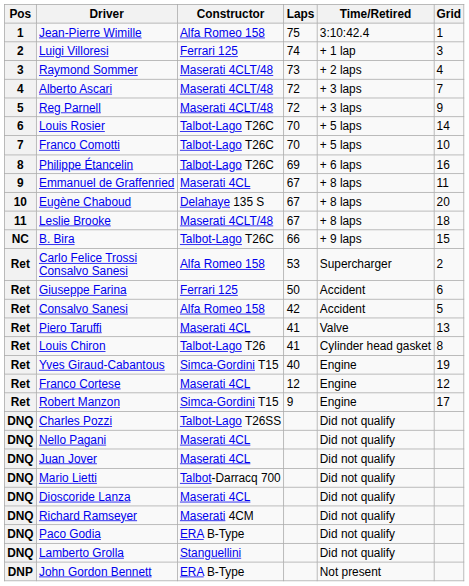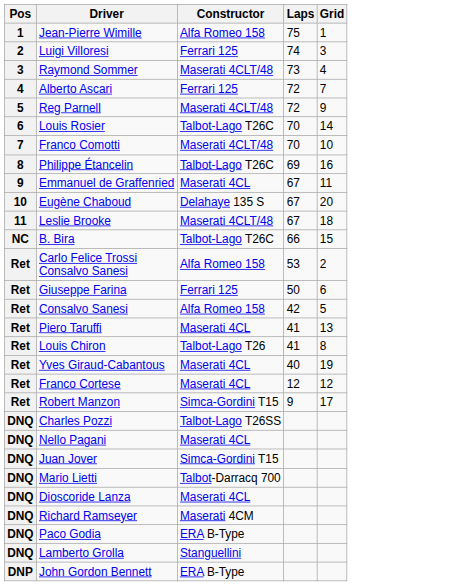- column: (375, 14)
(227, 89) Maserati 4CLT/48 -> (209, 89) Ferrari 125
(227, 145) Talbot-Lago T26C -> (227, 145) Maserati 4CLT/48
(229, 365) Simca-Gordini T15 -> (215, 365) Maserati 4CL
(215, 459) Maserati 4CL -> (229, 459) Simca-Gordini T15
